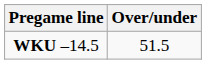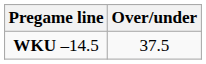(154, 45) 51.5 -> (154, 45) 37.5
